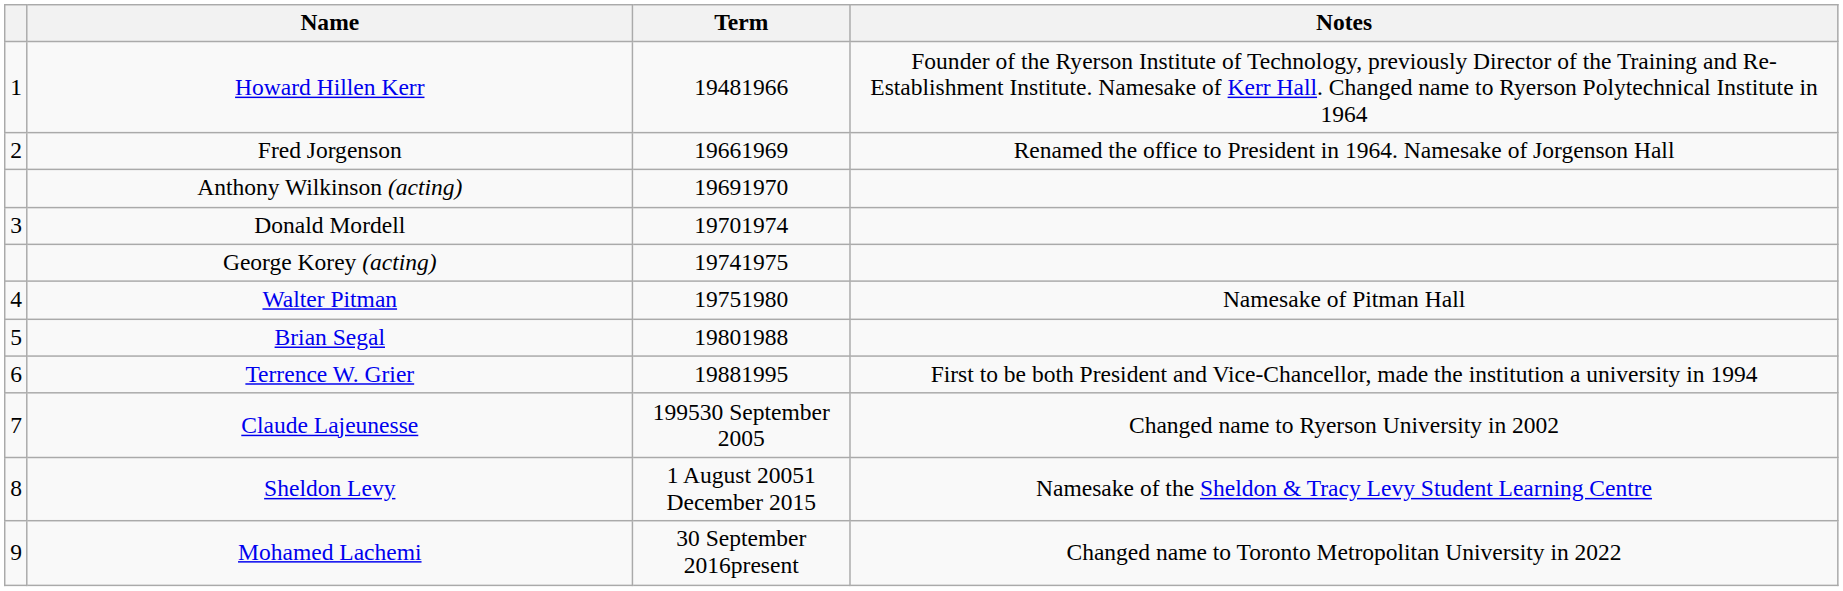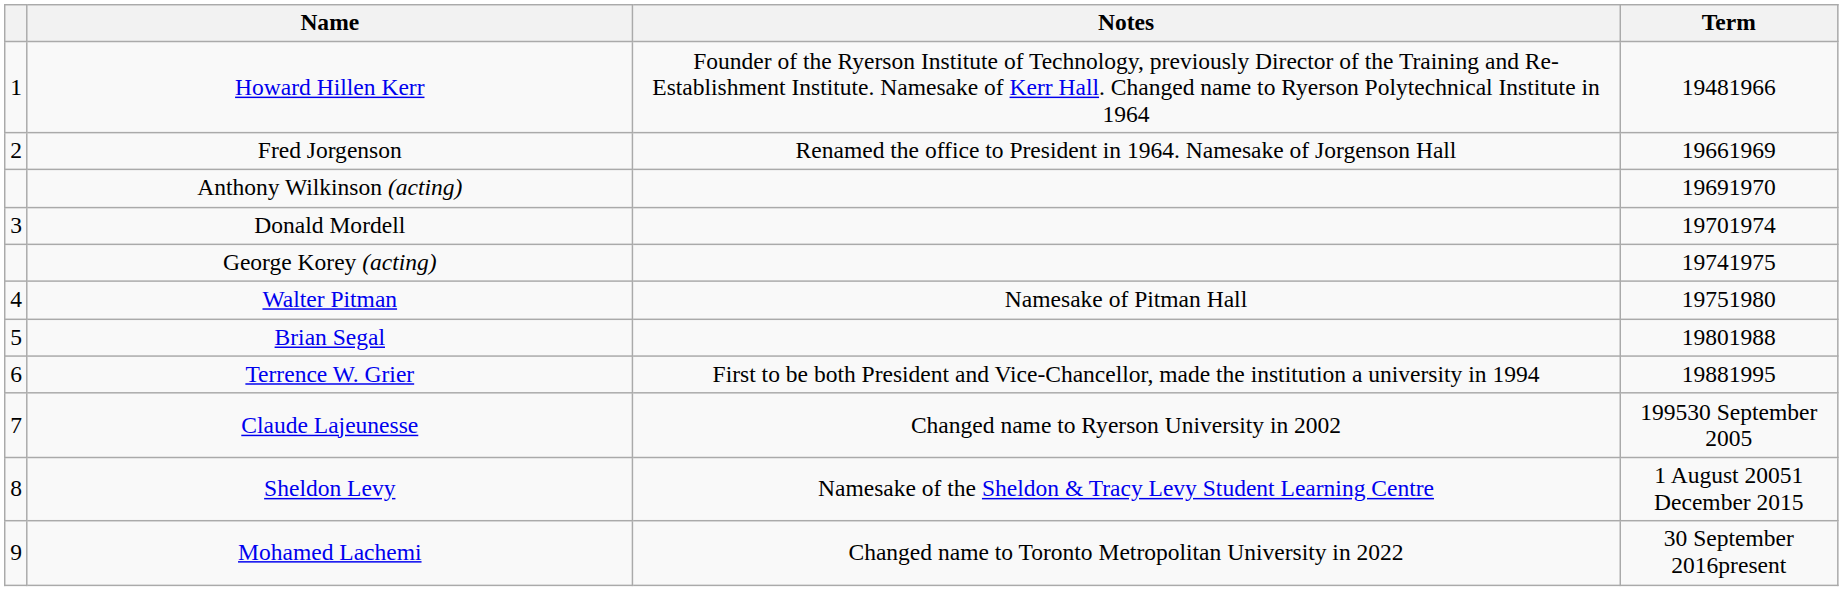columns swapped: (741, 23) <-> (1344, 23)
